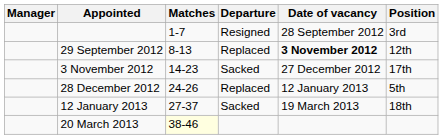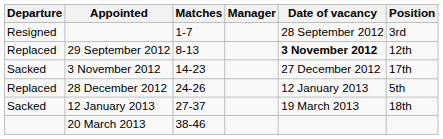columns swapped: (31, 13) <-> (248, 13)
(183, 124) lightyellow background -> (191, 124) no background
